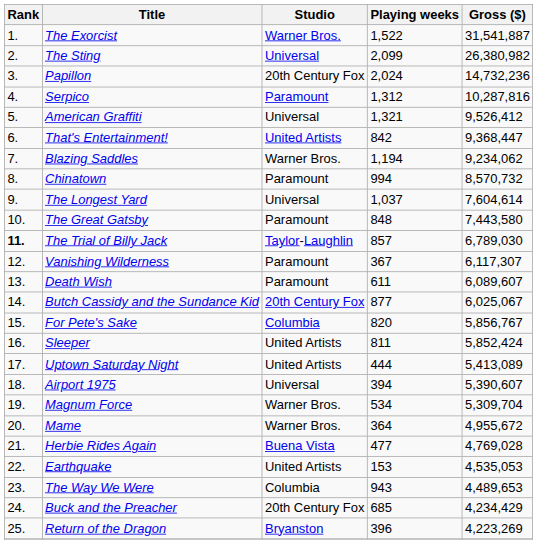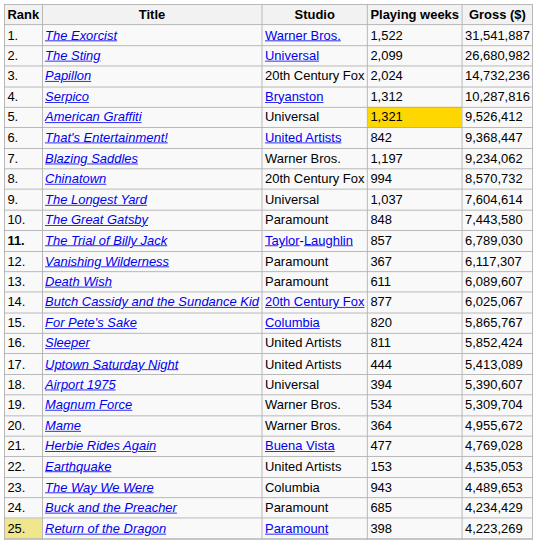(497, 55) 26,380,982 -> (497, 55) 26,680,982
(297, 96) Paramount -> (294, 96) Bryanston
(387, 117) no background -> (387, 117) gold background
(387, 158) 1,194 -> (387, 158) 1,197
(297, 179) Paramount -> (315, 179) 20th Century Fox
(494, 323) 5,856,767 -> (494, 323) 5,865,767
(315, 508) 20th Century Fox -> (297, 508) Paramount
(16, 528) no background -> (16, 528) khaki background
(294, 528) Bryanston -> (297, 528) Paramount
(381, 528) 396 -> (381, 528) 398
